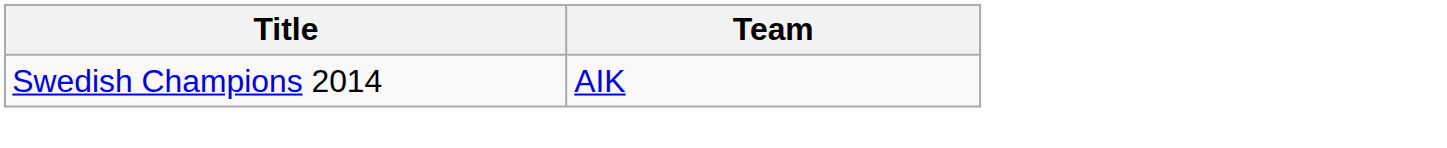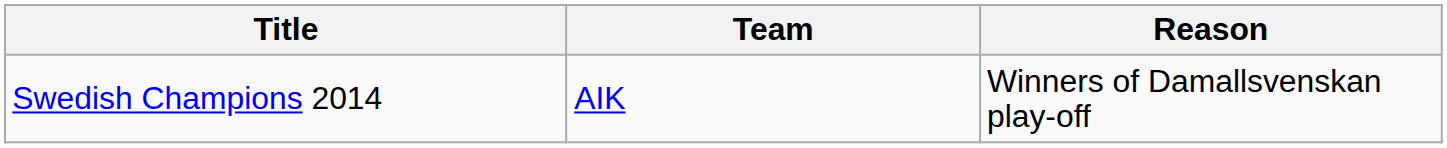+ column: (1211, 29)
